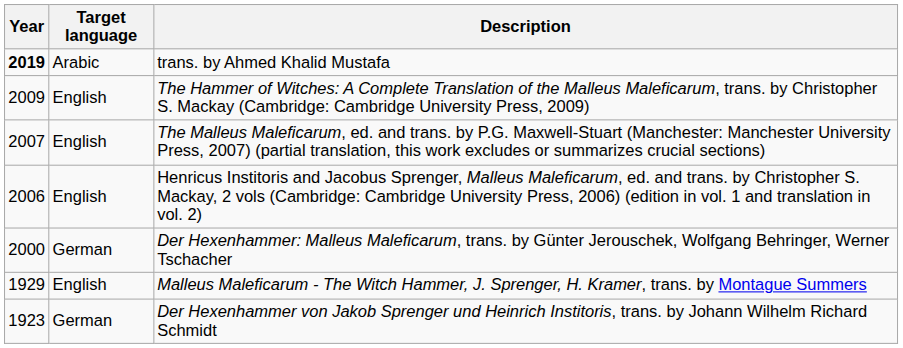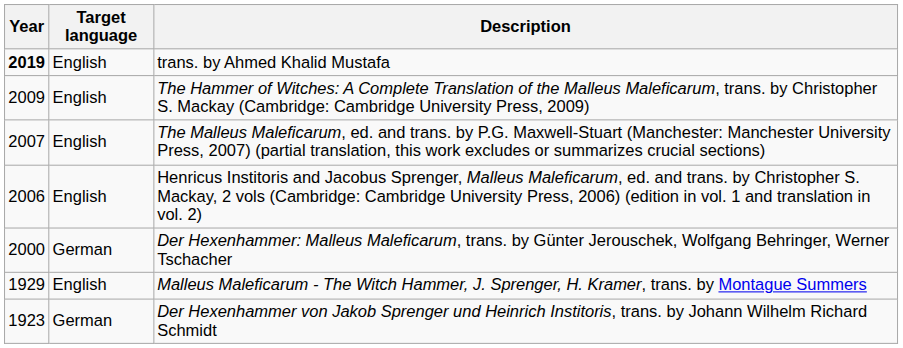(76, 62) Arabic -> (80, 62) English
